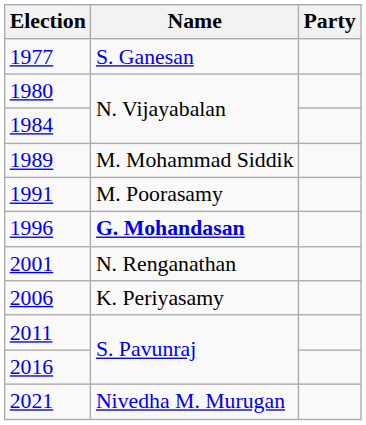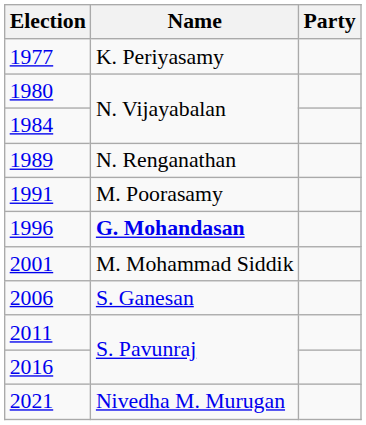(145, 56) S. Ganesan -> (160, 56) K. Periyasamy
(195, 159) M. Mohammad Siddik -> (166, 159) N. Renganathan
(166, 263) N. Renganathan -> (195, 263) M. Mohammad Siddik
(160, 297) K. Periyasamy -> (145, 297) S. Ganesan
